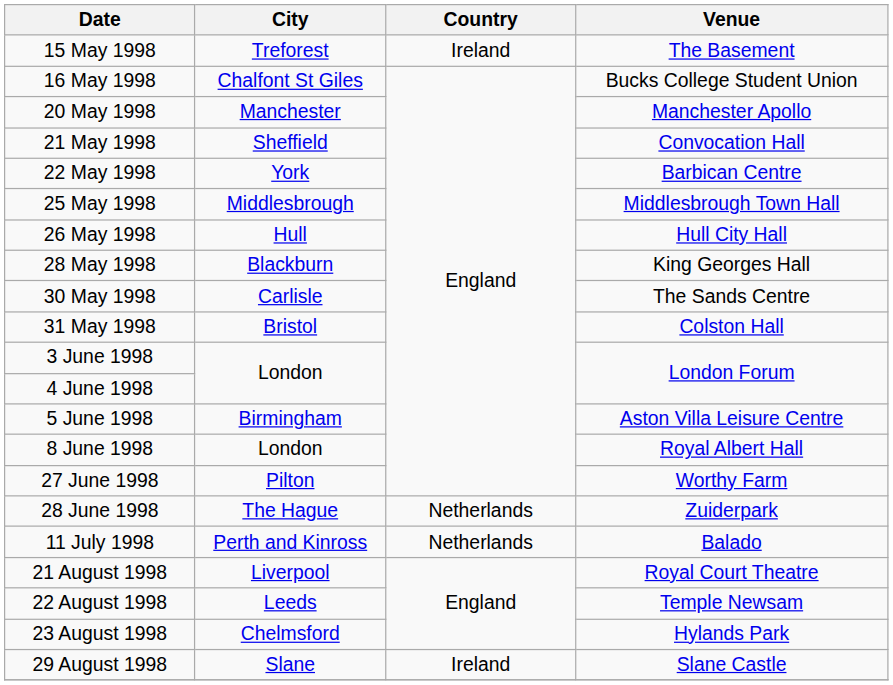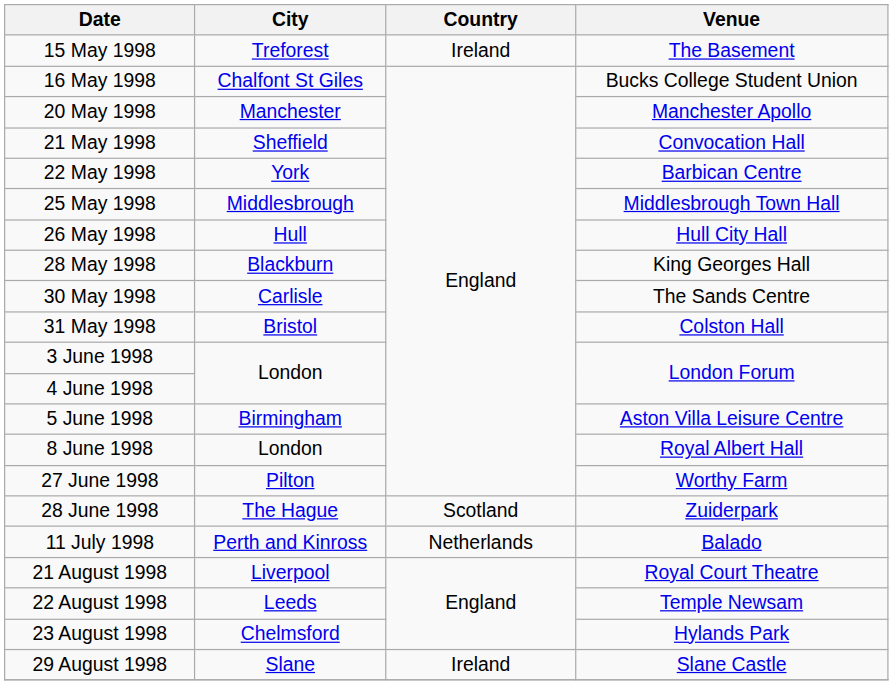(481, 511) Netherlands -> (481, 511) Scotland
